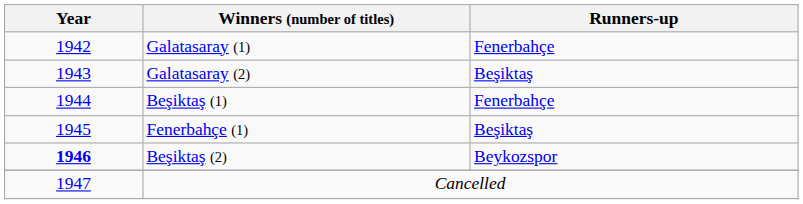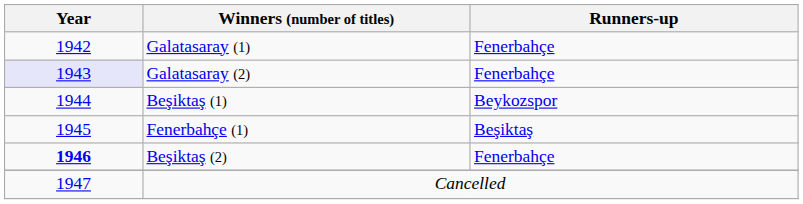(74, 73) no background -> (74, 73) lavender background
(504, 73) Beşiktaş -> (514, 73) Fenerbahçe
(514, 101) Fenerbahçe -> (516, 101) Beykozspor
(516, 156) Beykozspor -> (514, 156) Fenerbahçe
